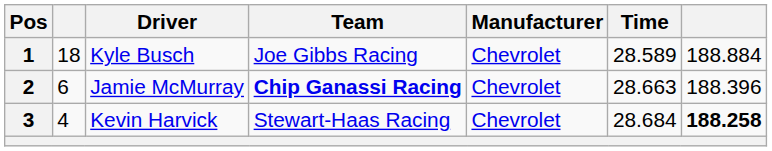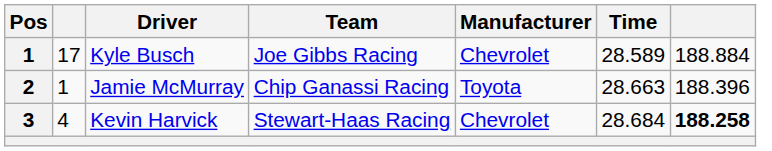(69, 54) 18 -> (69, 54) 17
(63, 87) 6 -> (63, 87) 1
(358, 87) bold -> (351, 87) normal
(516, 87) Chevrolet -> (491, 87) Toyota
